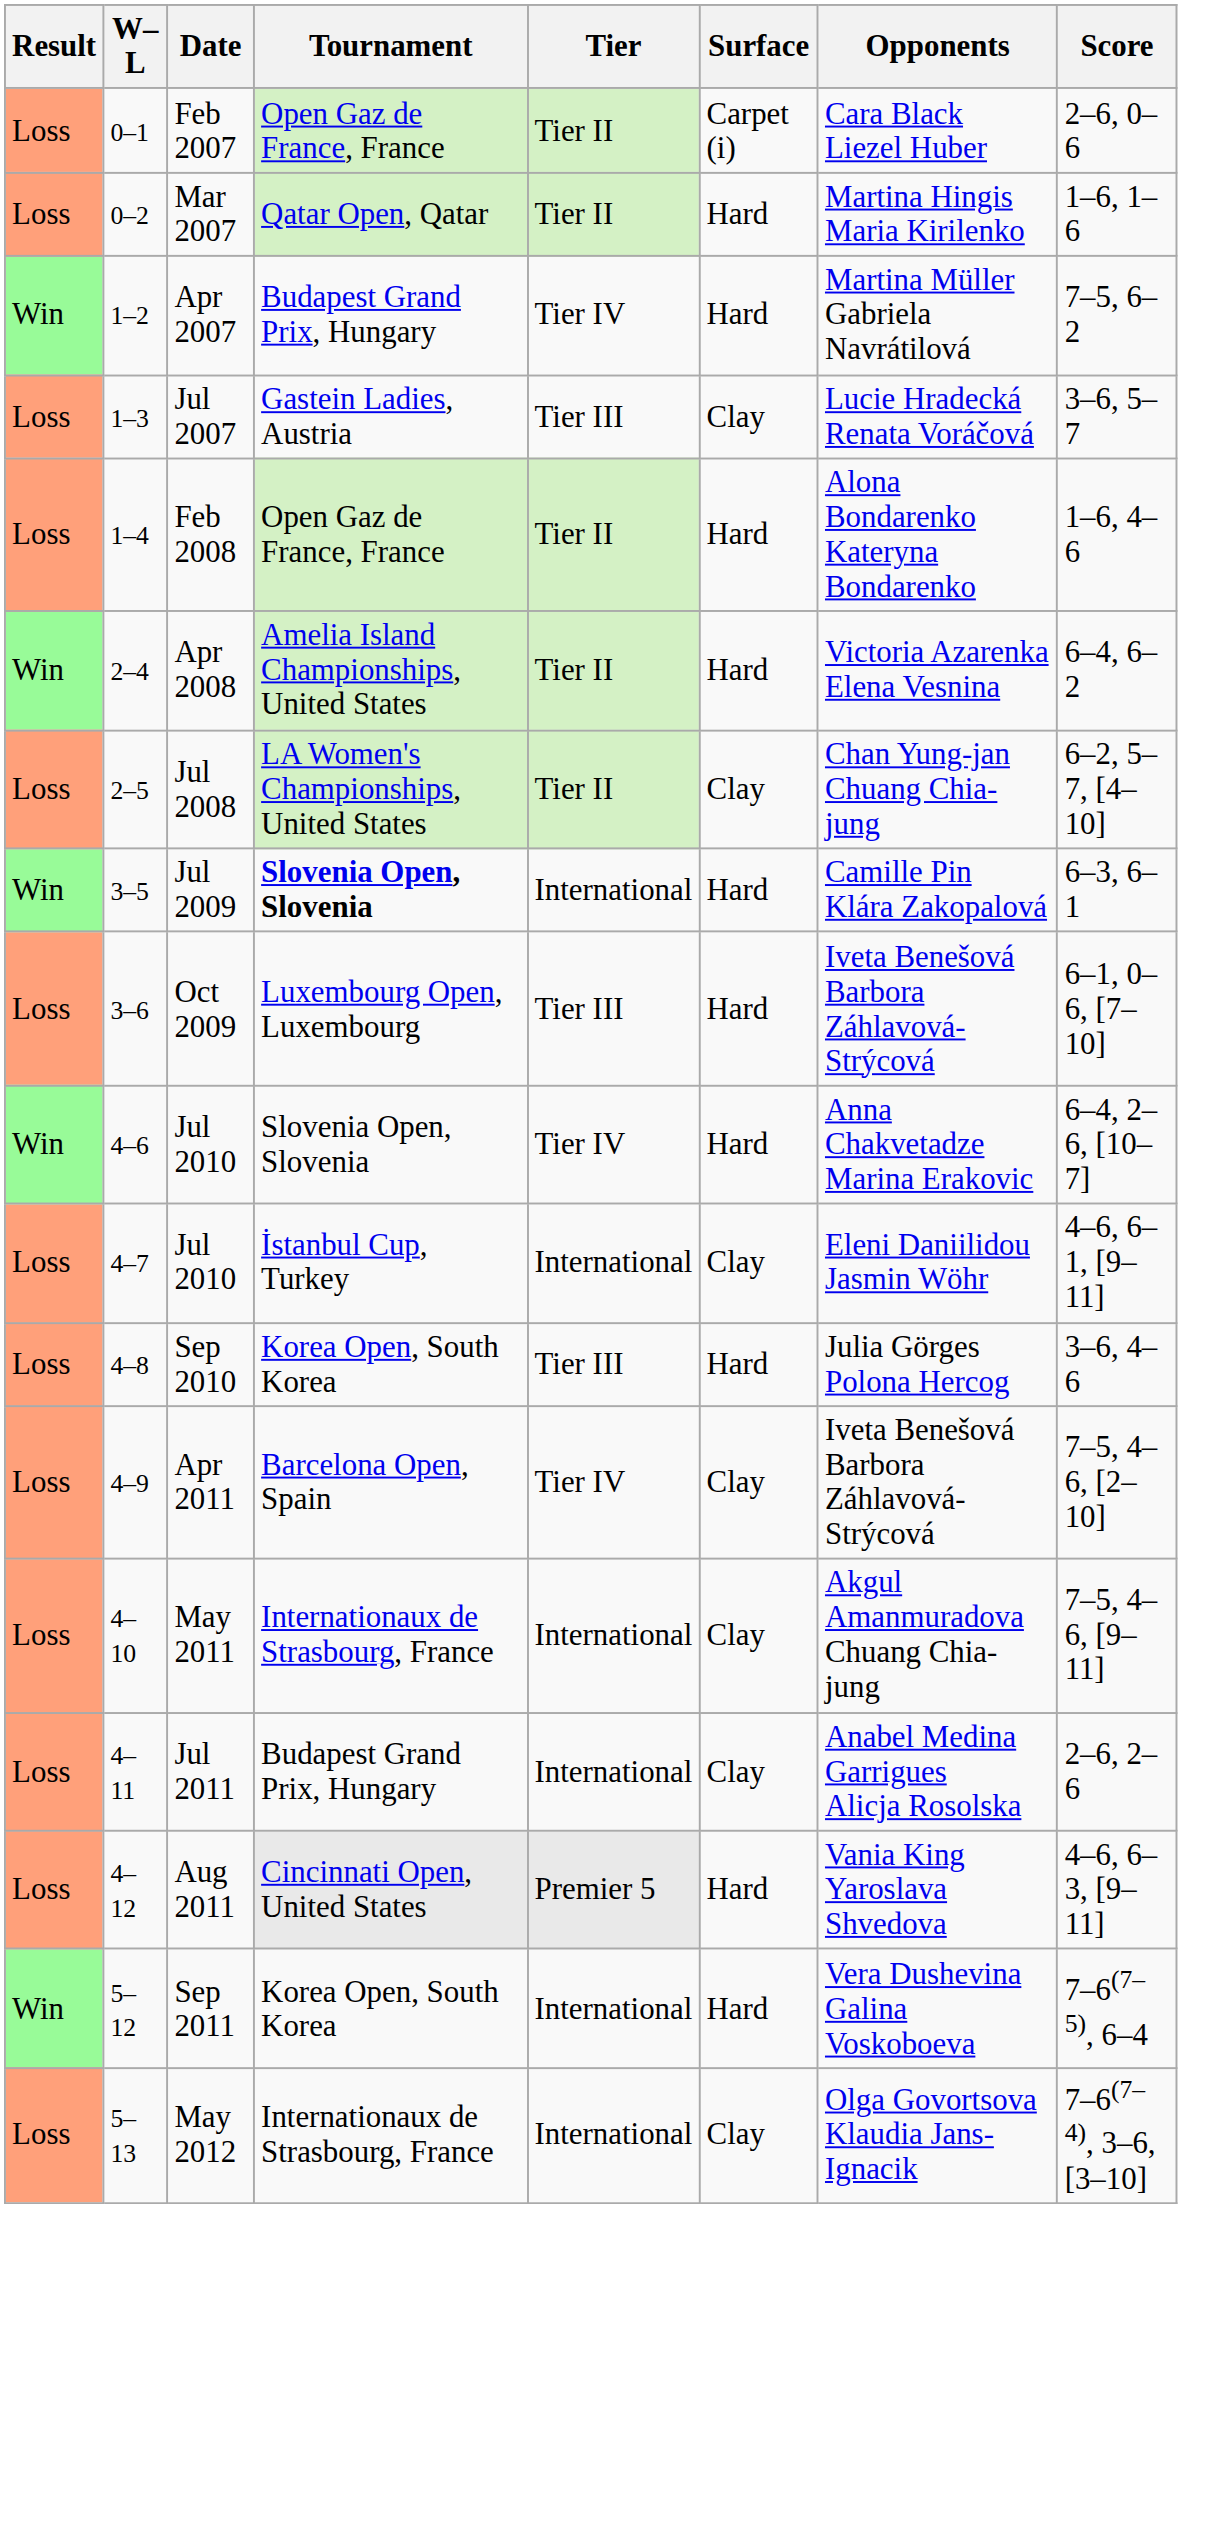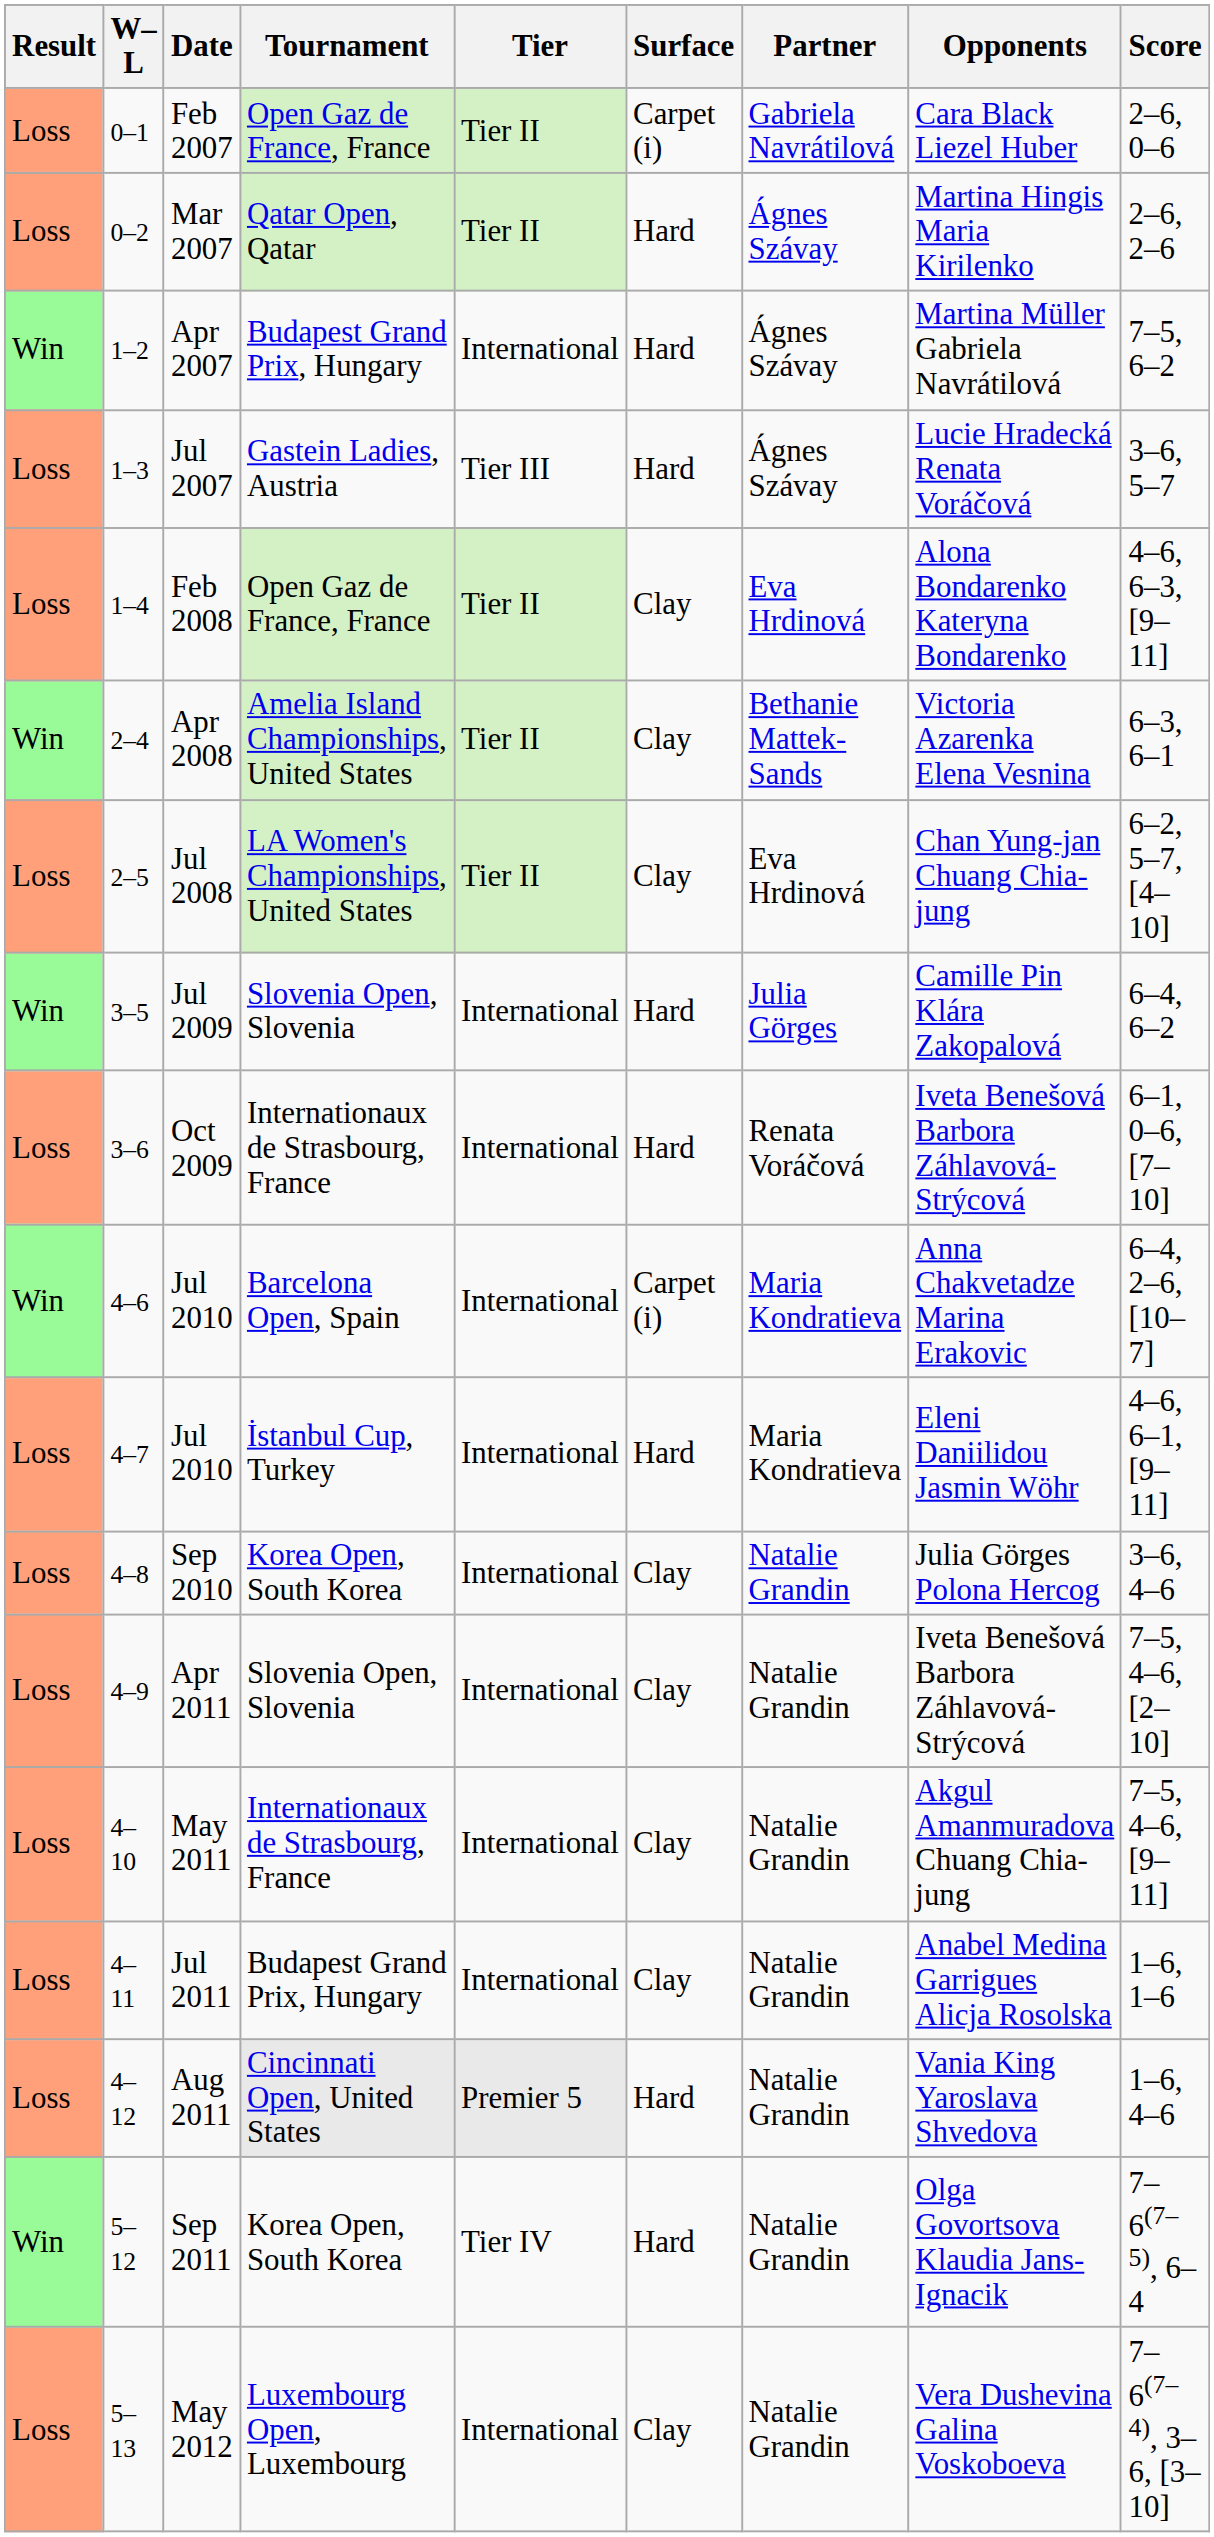+ column: (825, 46)
(1111, 213) 1–6, 1–6 -> (1156, 231) 2–6, 2–6
(580, 314) Tier IV -> (540, 349) International
(736, 415) Clay -> (664, 468) Hard
(737, 534) Hard -> (662, 603) Clay
(1111, 534) 1–6, 4–6 -> (1156, 603) 4–6, 6–3, [9–11]
(737, 670) Hard -> (662, 739) Clay
(1111, 670) 6–4, 6–2 -> (1156, 739) 6–3, 6–1
(361, 889) bold -> (342, 1011) normal
(1111, 889) 6–3, 6–1 -> (1156, 1011) 6–4, 6–2
(382, 1008) Luxembourg Open, Luxembourg -> (337, 1147) Internationaux de Strasbourg, France
(579, 1008) Tier III -> (540, 1147) International
(356, 1144) Slovenia Open, Slovenia -> (323, 1300) Barcelona Open, Spain
(580, 1144) Tier IV -> (540, 1300) International
(737, 1144) Hard -> (674, 1300) Carpet (i)
(736, 1262) Clay -> (664, 1453) Hard
(579, 1363) Tier III -> (540, 1572) International
(737, 1363) Hard -> (662, 1572) Clay
(365, 1482) Barcelona Open, Spain -> (342, 1690) Slovenia Open, Slovenia
(580, 1482) Tier IV -> (540, 1690) International
(1111, 1771) 2–6, 2–6 -> (1156, 1979) 1–6, 1–6
(1111, 1889) 4–6, 6–3, [9–11] -> (1156, 2097) 1–6, 4–6
(613, 2007) International -> (506, 2242) Tier IV
(923, 2007) Vera Dushevina Galina Voskoboeva -> (1000, 2242) Olga Govortsova Klaudia Jans-Ignacik
(377, 2134) Internationaux de Strasbourg, France -> (326, 2429) Luxembourg Open, Luxembourg
(931, 2134) Olga Govortsova Klaudia Jans-Ignacik -> (1014, 2429) Vera Dushevina Galina Voskoboeva
